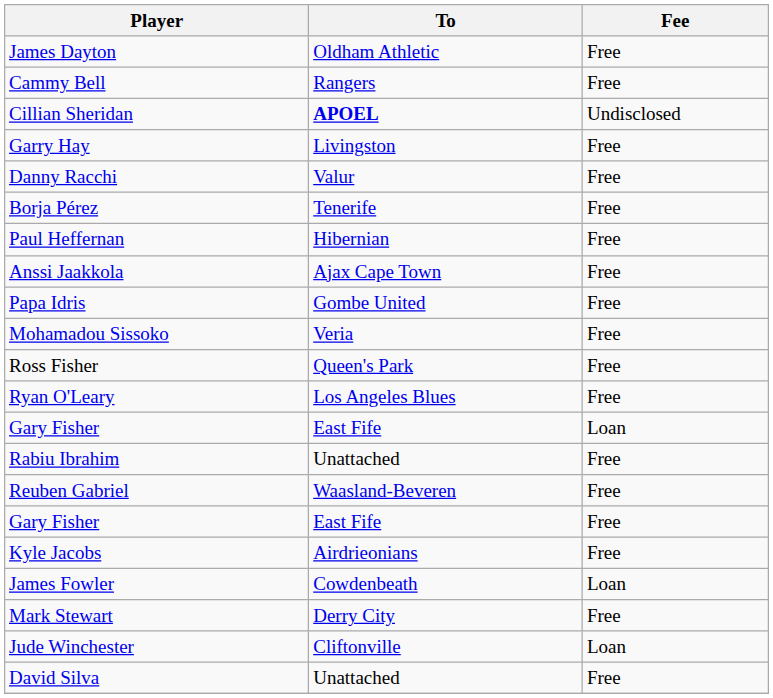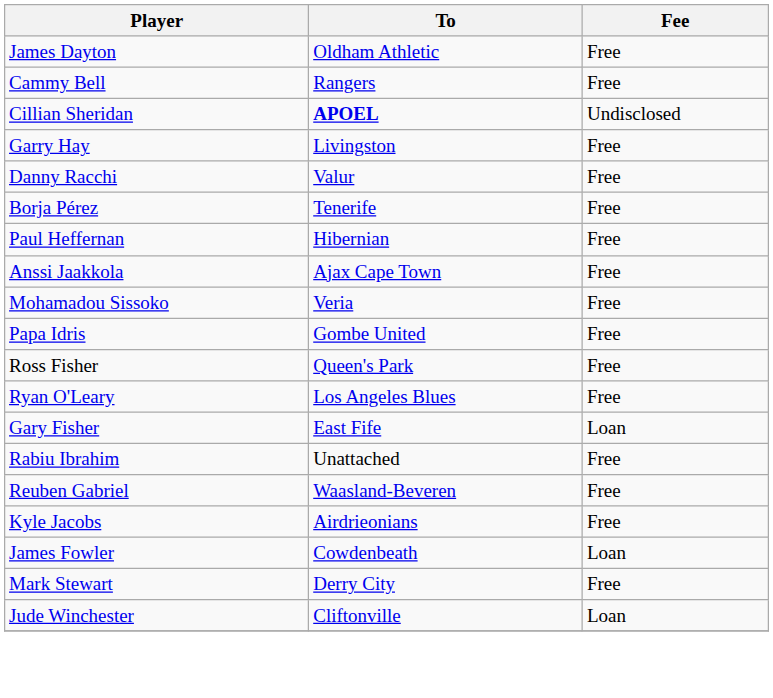rows swapped: (89, 333) <-> (47, 302)
- row: (54, 521)
- row: (54, 678)
